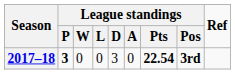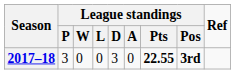(65, 58) bold -> (65, 58) normal
(159, 58) 22.54 -> (159, 58) 22.55
